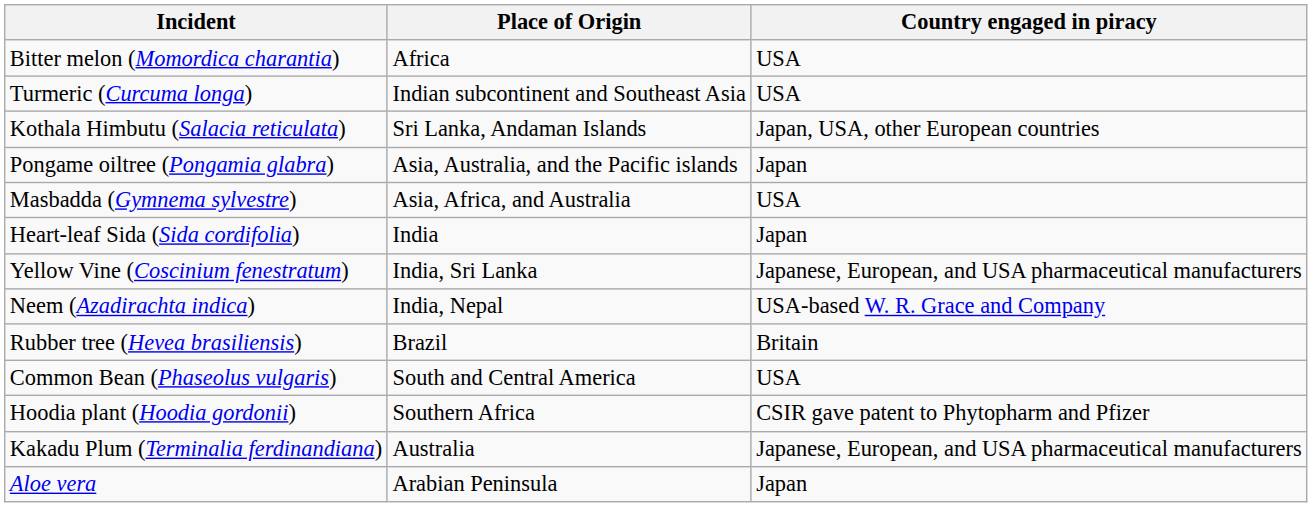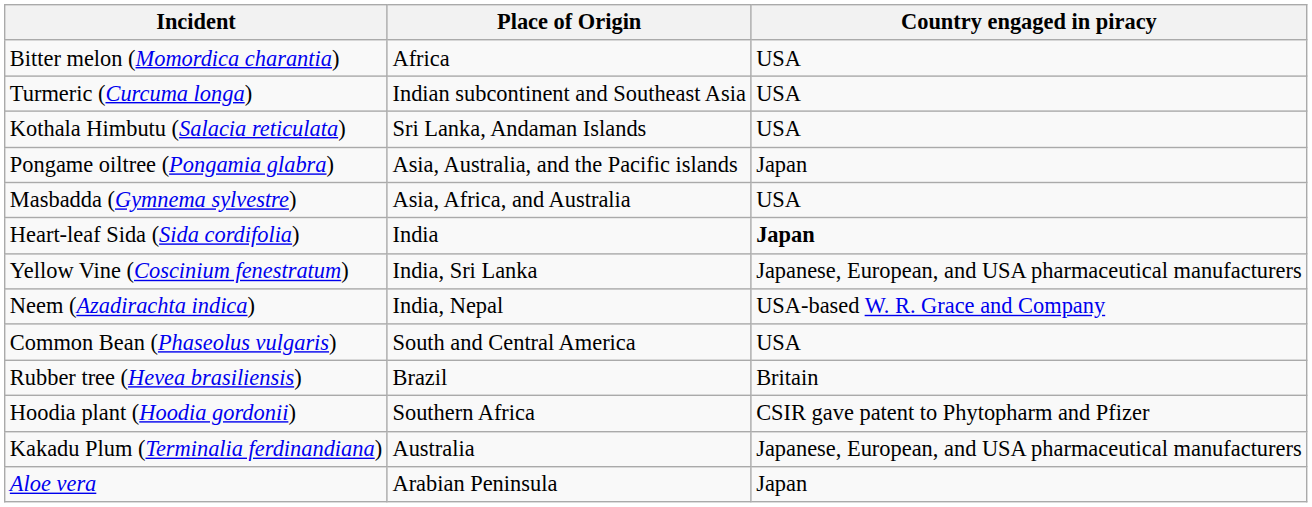(928, 128) Japan, USA, other European countries -> (779, 128) USA
(782, 235) normal -> (785, 235) bold
rows swapped: (173, 377) <-> (156, 341)
